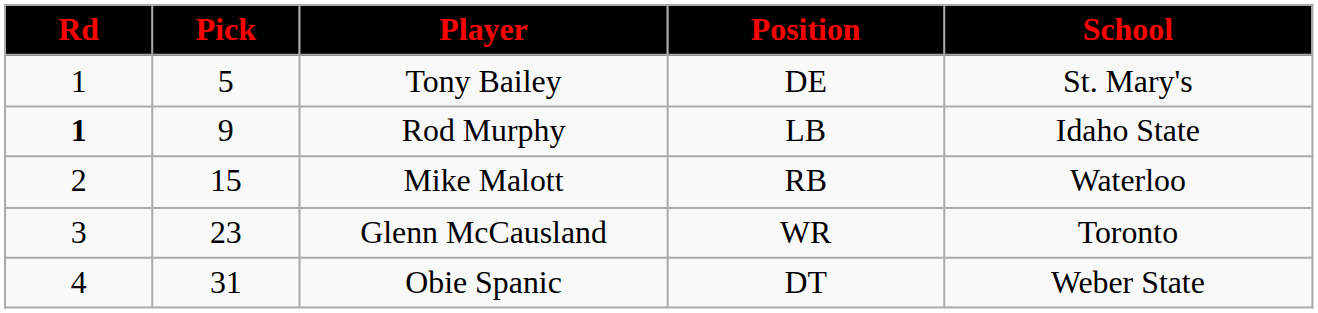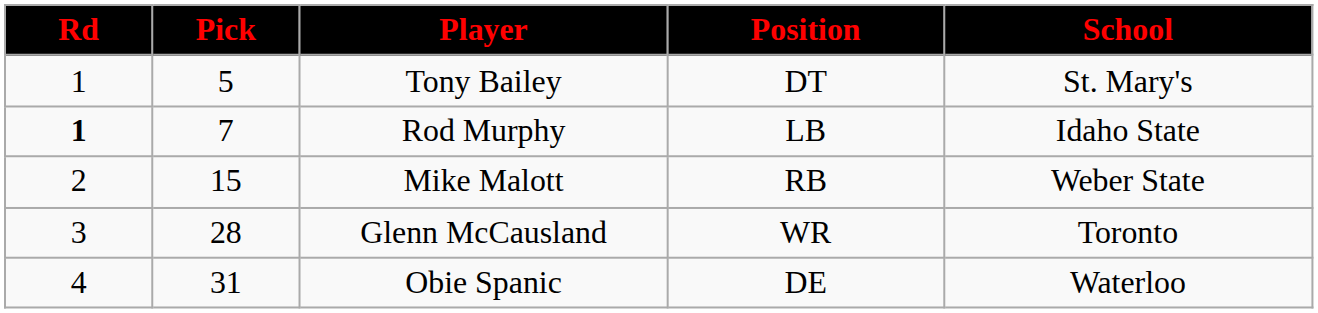(806, 80) DE -> (806, 80) DT
(226, 130) 9 -> (226, 130) 7
(1128, 181) Waterloo -> (1128, 181) Weber State
(226, 231) 23 -> (226, 231) 28
(806, 282) DT -> (806, 282) DE
(1128, 282) Weber State -> (1128, 282) Waterloo
